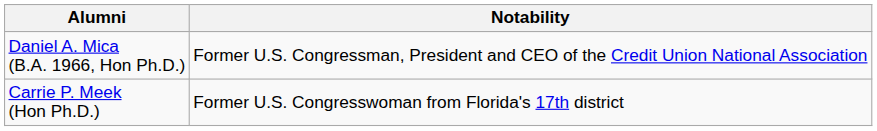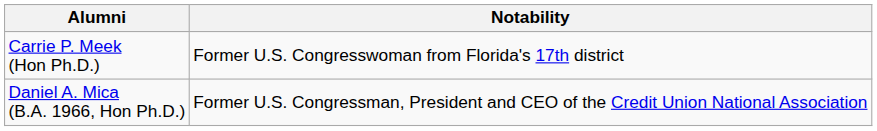rows swapped: (65, 102) <-> (97, 55)
